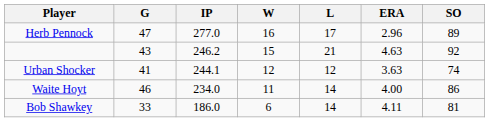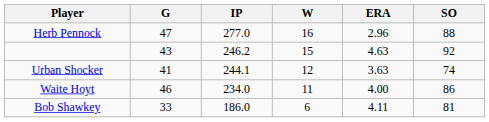- column: (330, 13)
(454, 32) 89 -> (449, 32) 88
